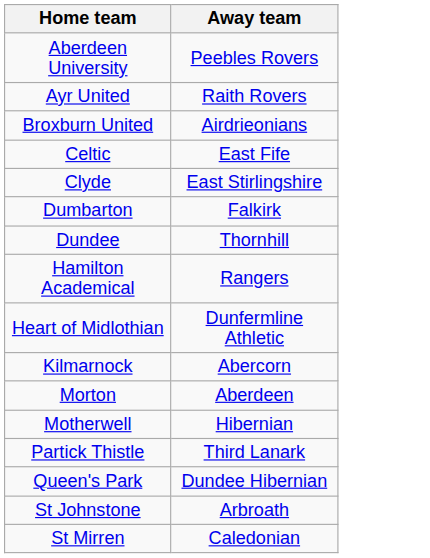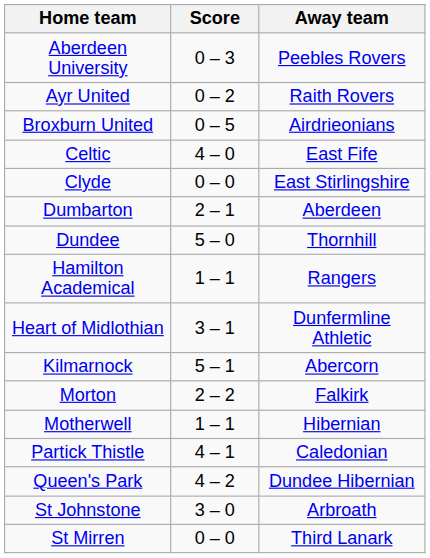+ column: (215, 18)
(254, 211) Falkirk -> (342, 211) Aberdeen
(254, 395) Aberdeen -> (342, 395) Falkirk
(254, 452) Third Lanark -> (342, 452) Caledonian
(254, 538) Caledonian -> (342, 538) Third Lanark
